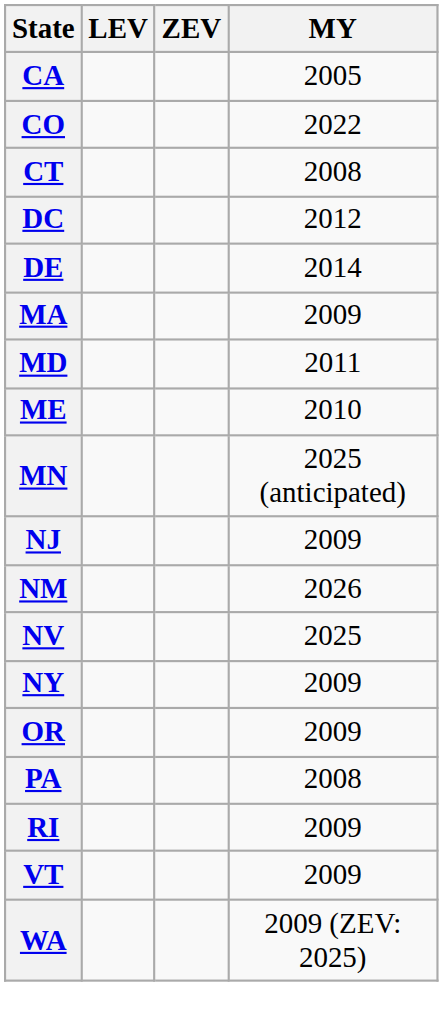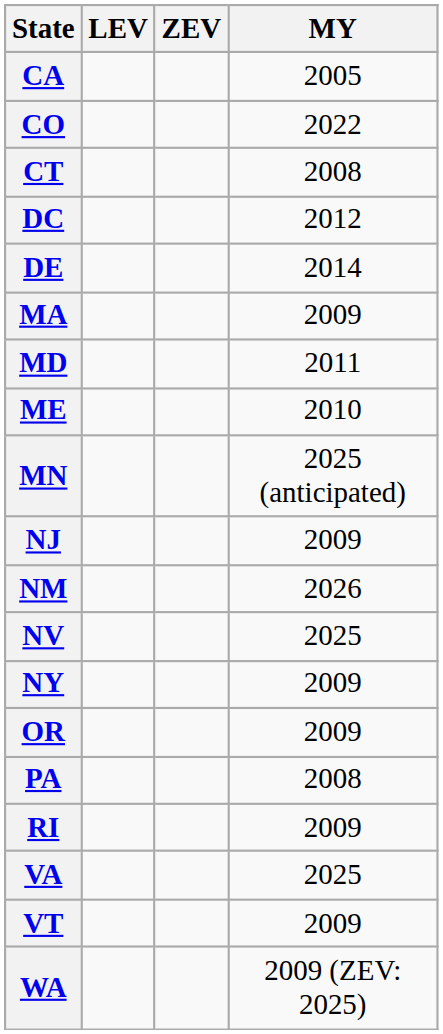+ row: (43, 874)
